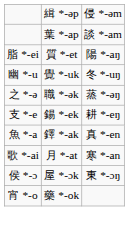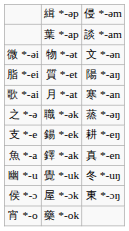+ row: (23, 54)
rows swapped: (23, 155) <-> (23, 74)
